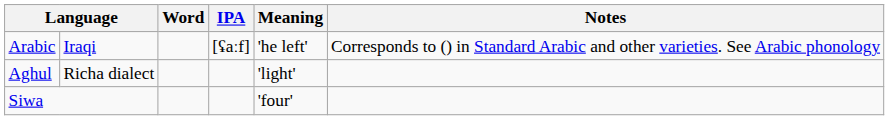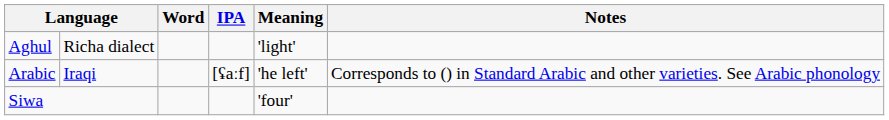rows swapped: (30, 73) <-> (32, 45)
